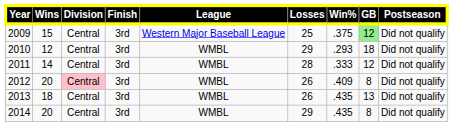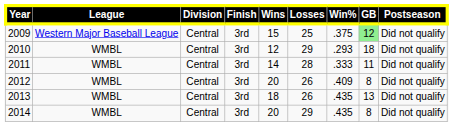columns swapped: (214, 15) <-> (47, 15)
(369, 65) 12 -> (369, 65) 11
(83, 81) pink background -> (203, 81) no background
